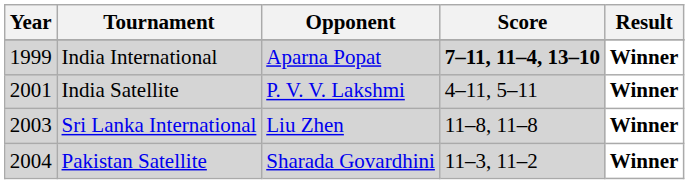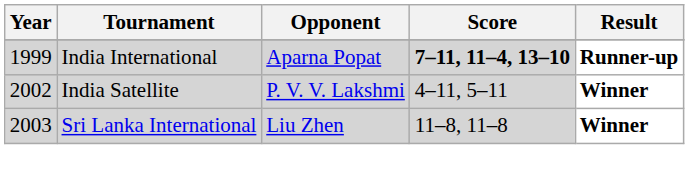(644, 56) Winner -> (629, 56) Runner-up
(31, 91) 2001 -> (31, 91) 2002
- row: (134, 160)
